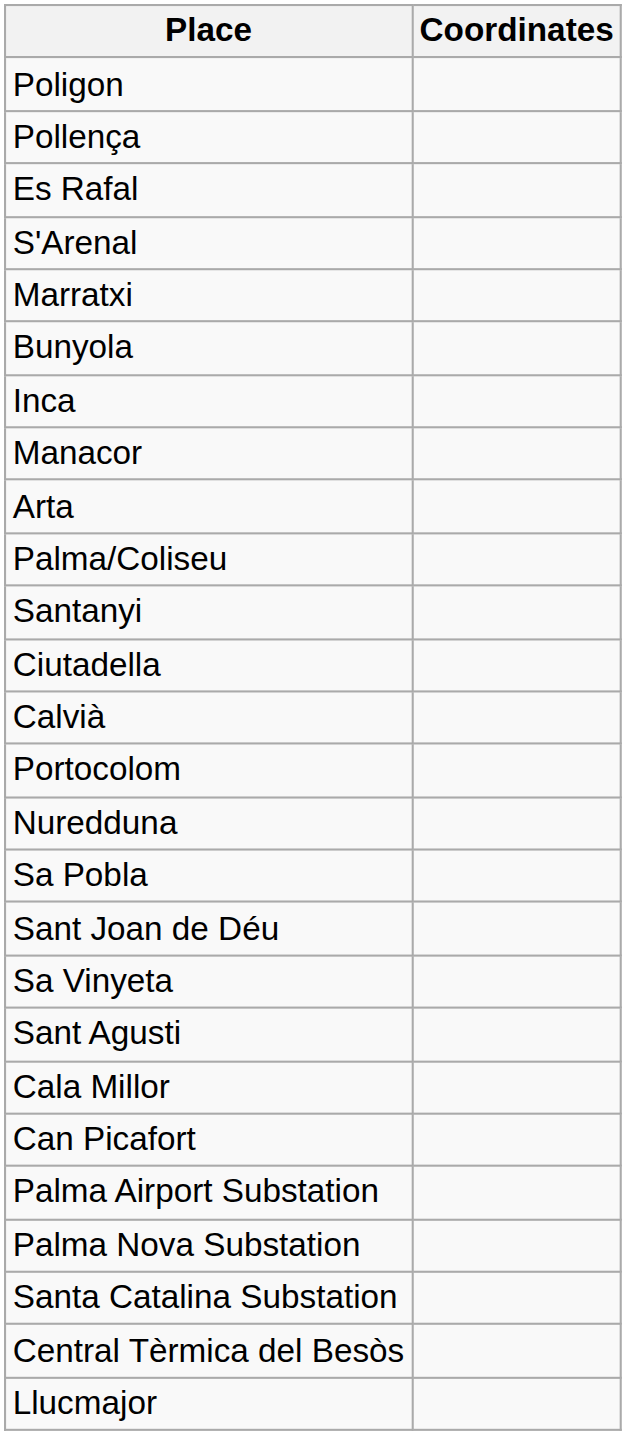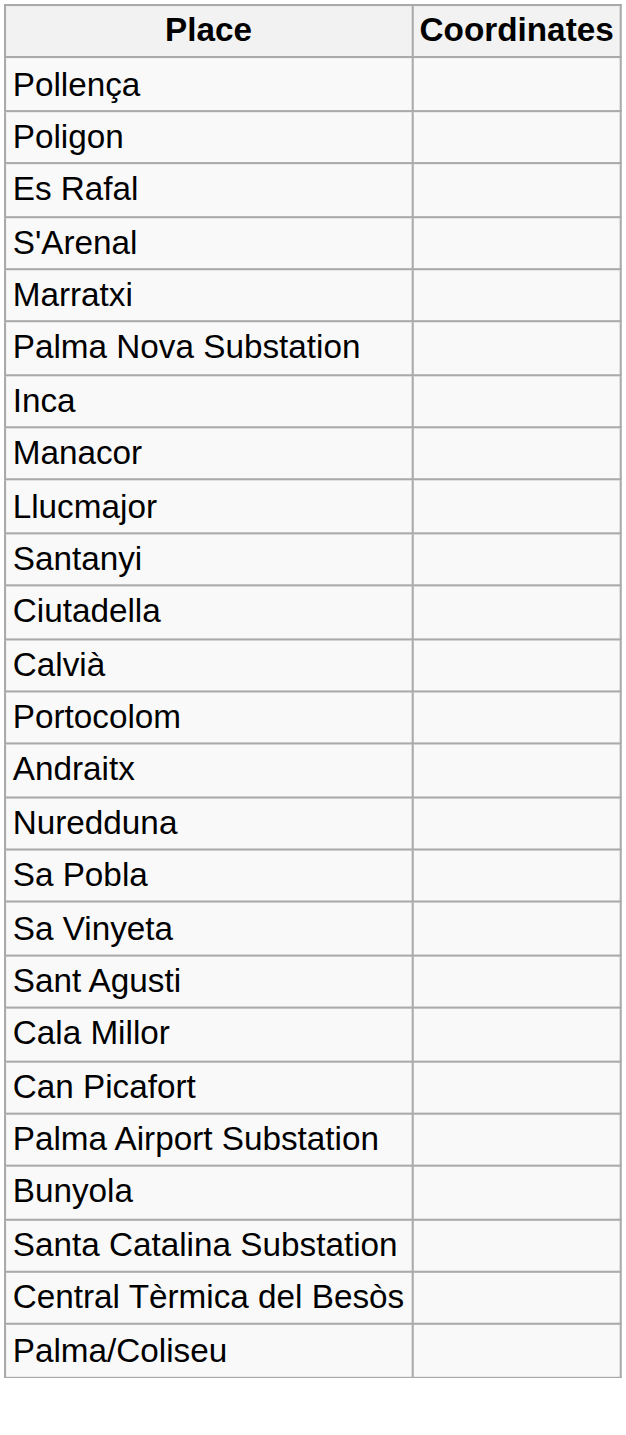rows swapped: (77, 136) <-> (68, 83)
rows swapped: (73, 347) <-> (187, 1244)
- row: (43, 505)
rows swapped: (85, 1403) <-> (120, 558)
+ row: (74, 769)
- row: (146, 928)
